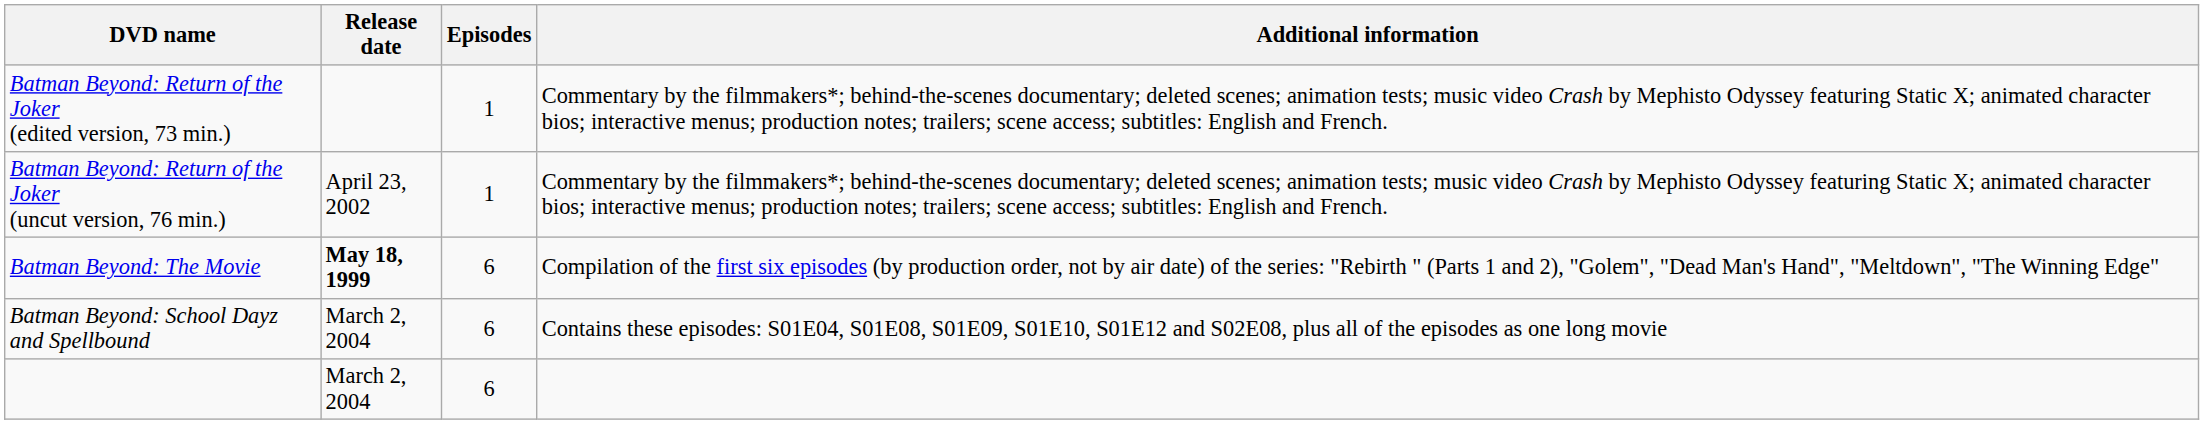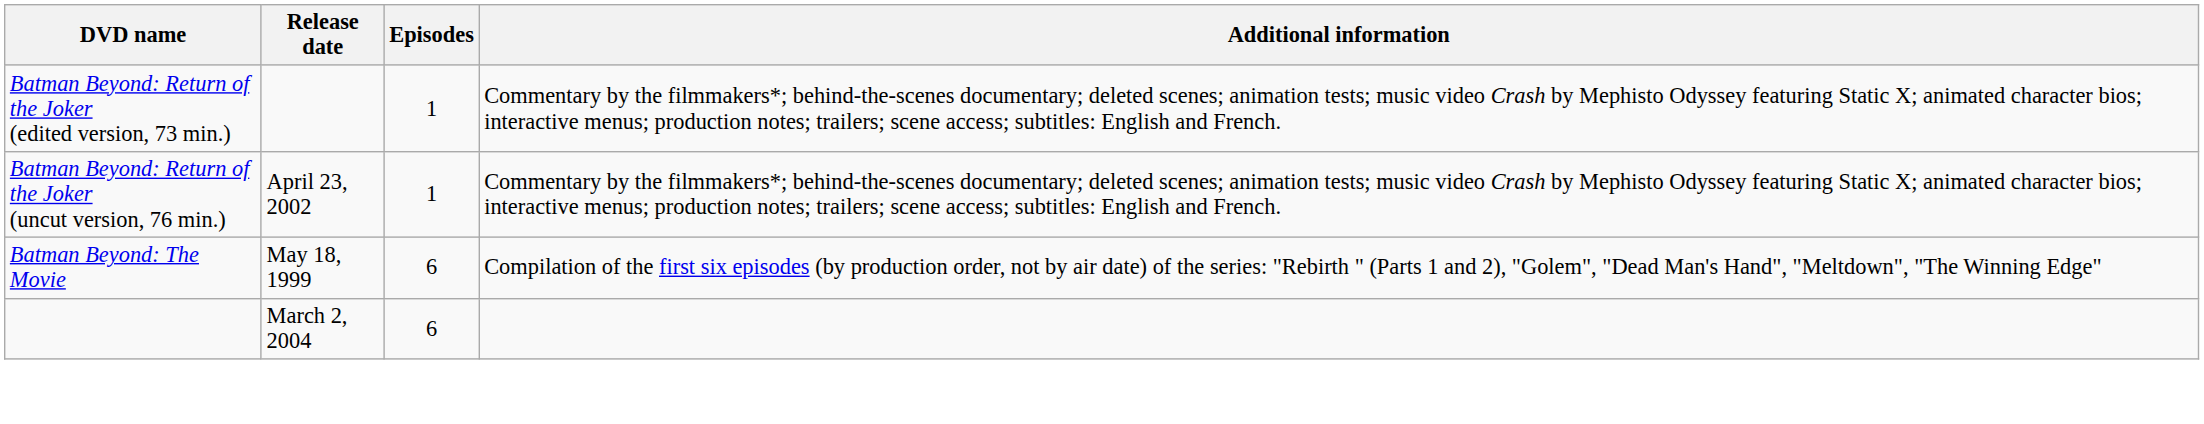(364, 267) bold -> (304, 267) normal
- row: (144, 328)
